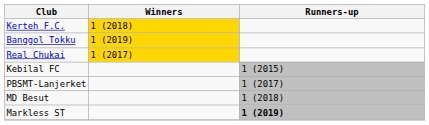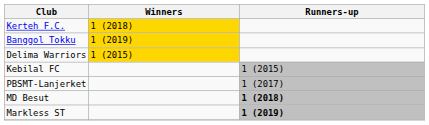+ row: (46, 55)
- row: (36, 55)
(263, 98) normal -> (263, 98) bold
